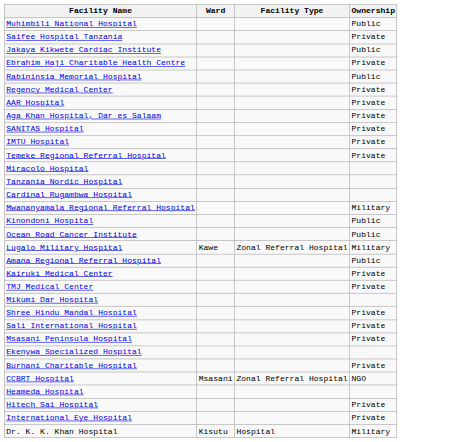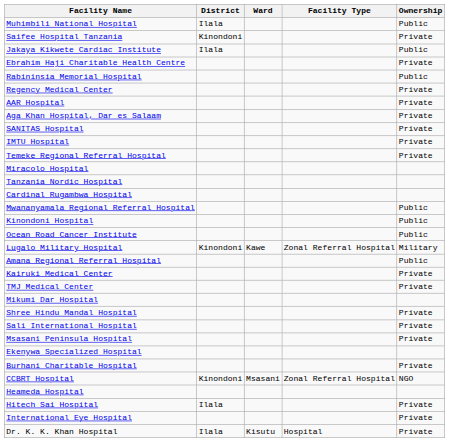+ column: (220, 11)
(371, 208) Military -> (413, 208) Public
(371, 431) Military -> (416, 431) Private
